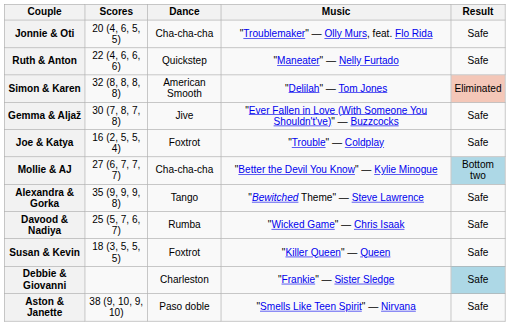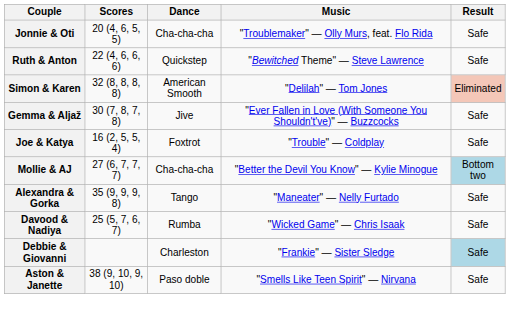(336, 61) "Maneater" — Nelly Furtado -> (336, 61) "Bewitched Theme" — Steve Lawrence
(336, 198) "Bewitched Theme" — Steve Lawrence -> (336, 198) "Maneater" — Nelly Furtado
- row: (45, 252)
